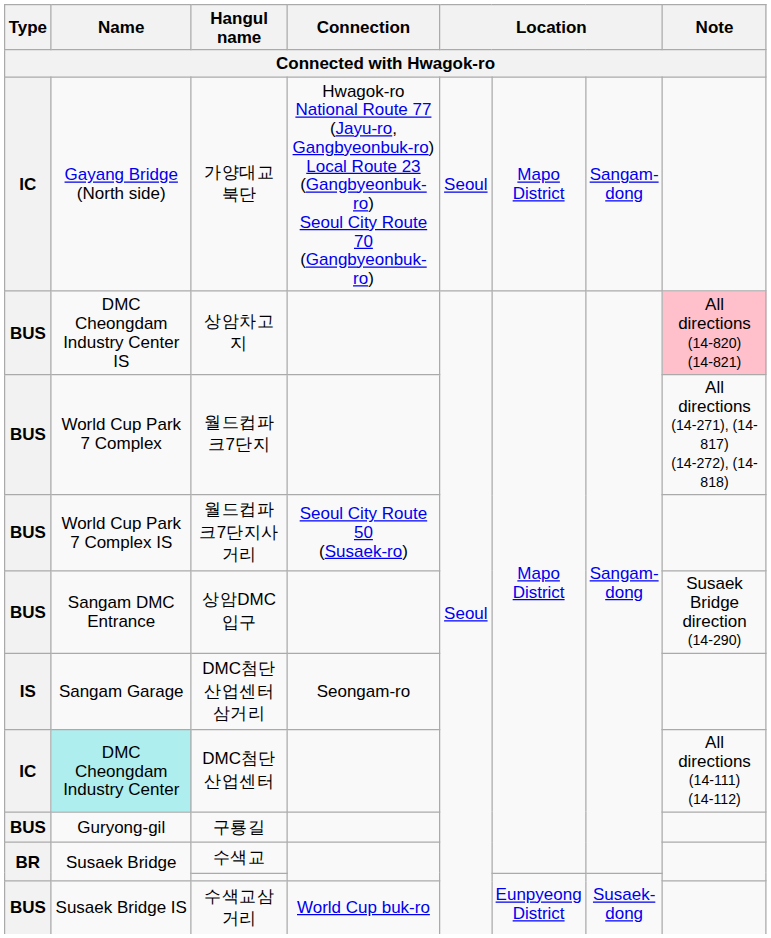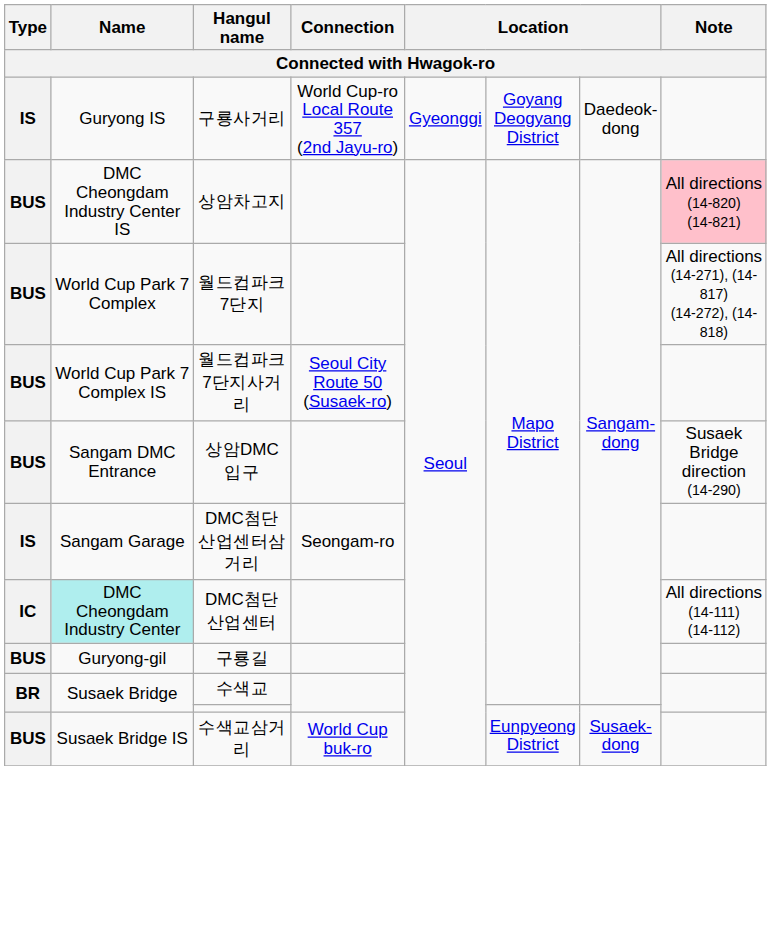- row: (239, 183)
+ row: (242, 117)
